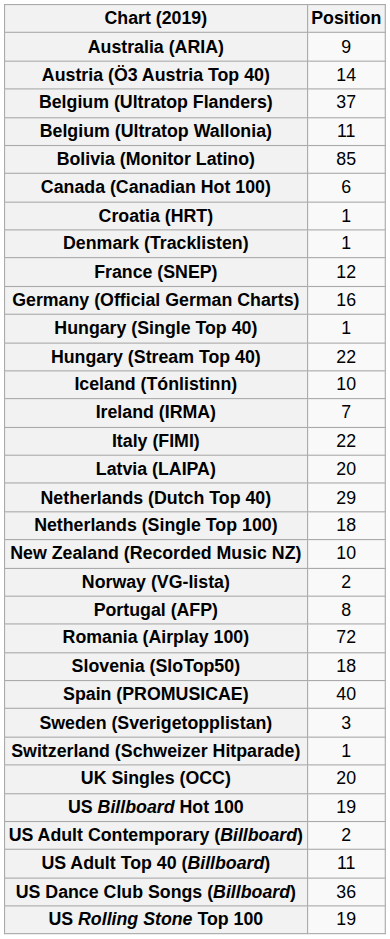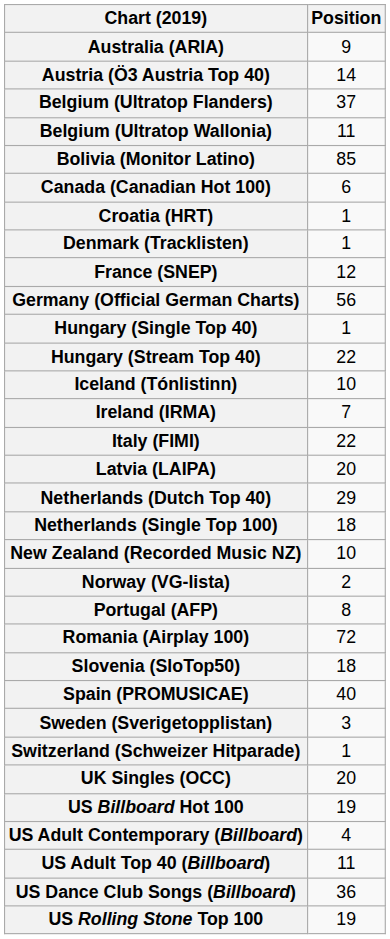(346, 300) 16 -> (346, 300) 56
(346, 835) 2 -> (346, 835) 4
